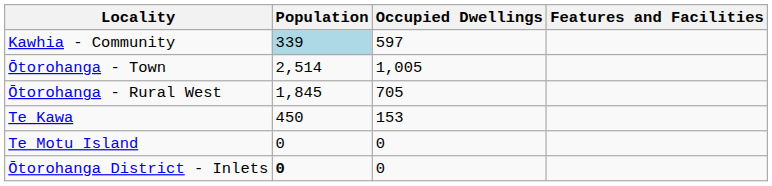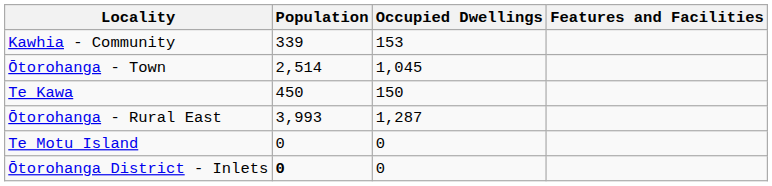(290, 42) lightblue background -> (290, 42) no background
(390, 42) 597 -> (390, 42) 153
(399, 68) 1,005 -> (399, 68) 1,045
- row: (115, 93)
(390, 118) 153 -> (390, 93) 150
+ row: (115, 118)
